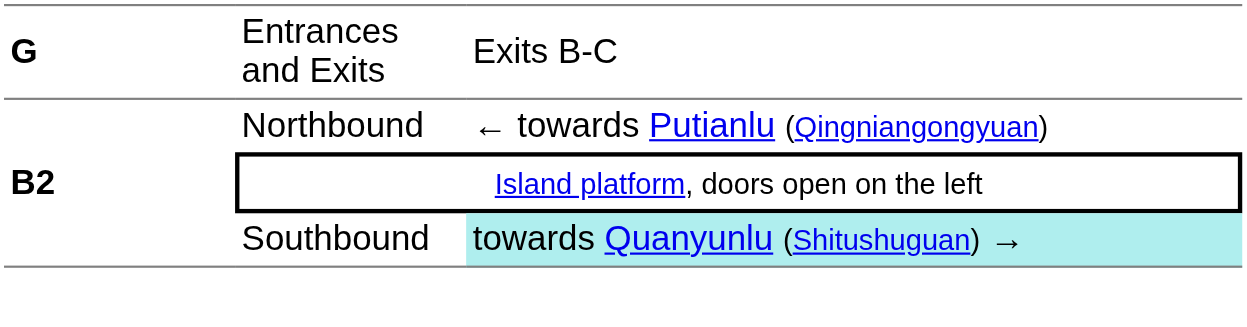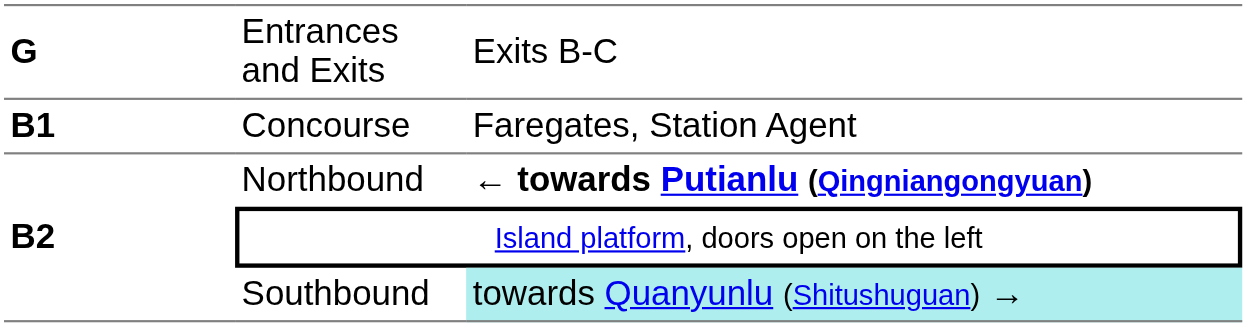+ row: (326, 125)
(760, 125) normal -> (782, 179) bold
